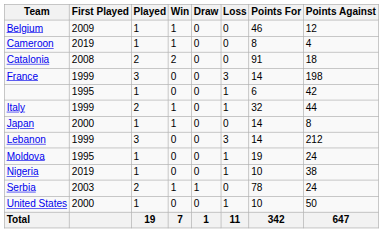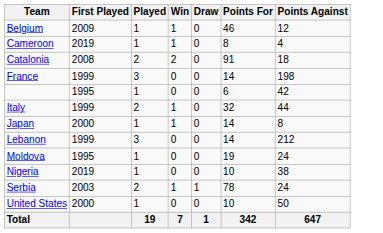- column: (235, 12)
